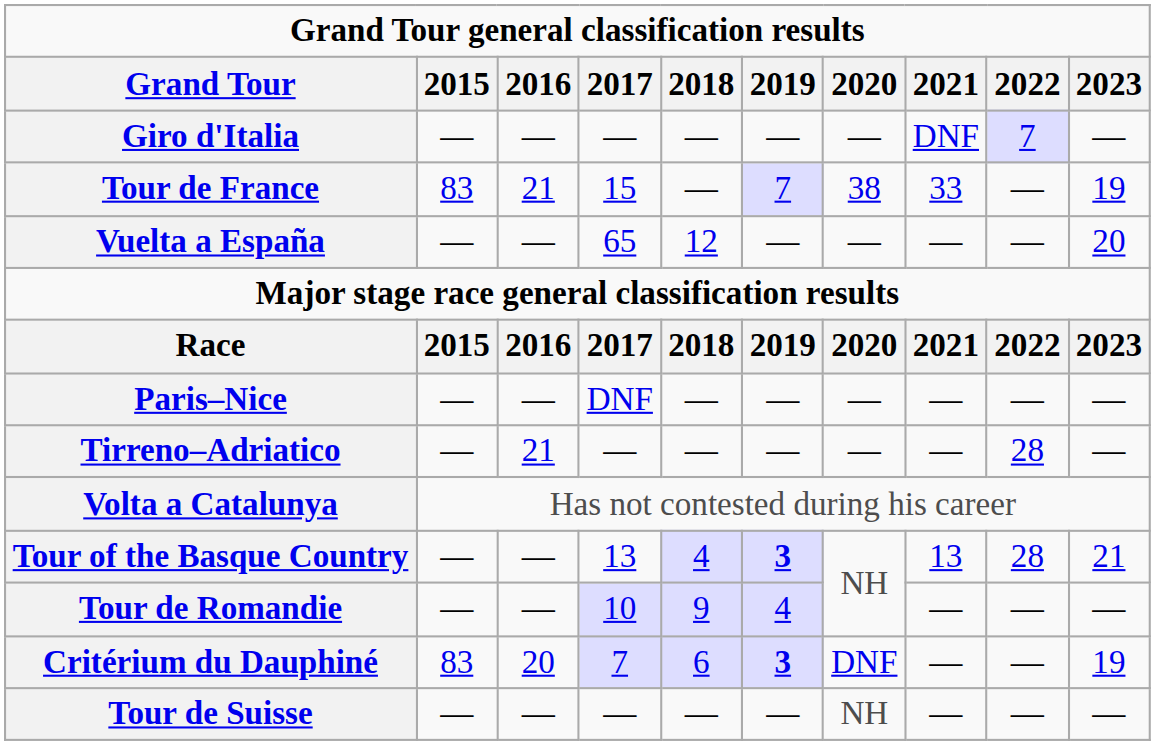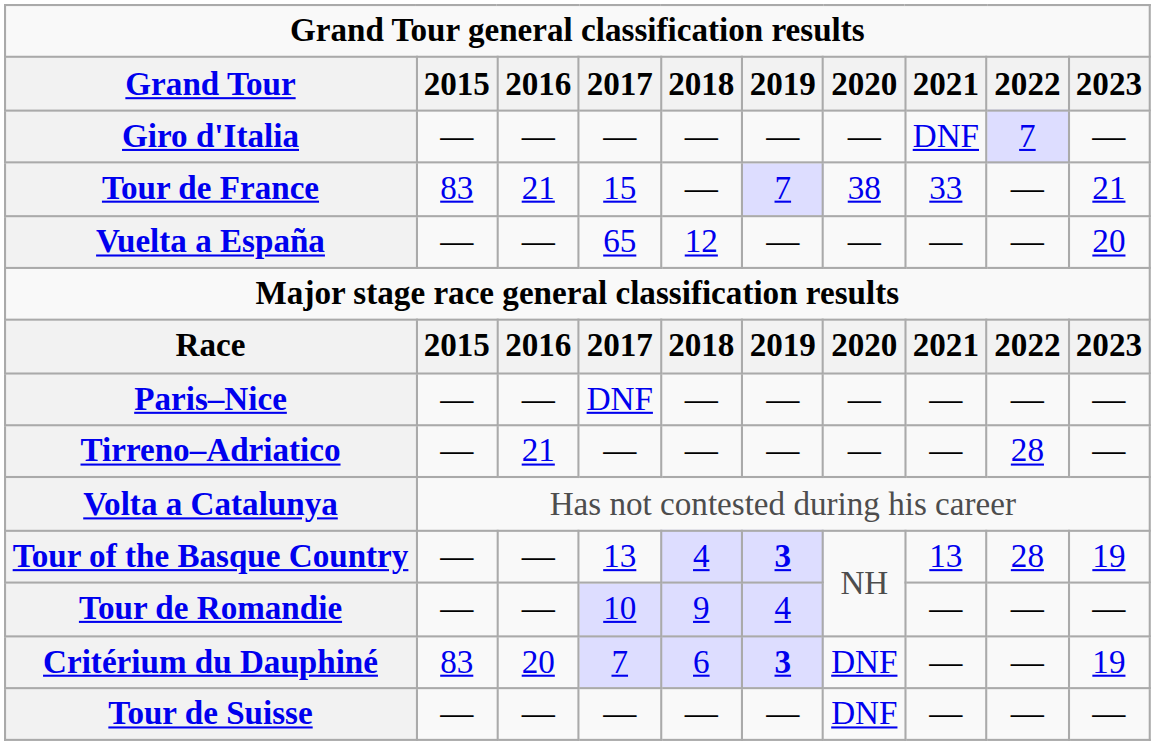(1109, 188) 19 -> (1109, 188) 21
(1109, 556) 21 -> (1109, 556) 19
(864, 713) NH -> (864, 713) DNF
